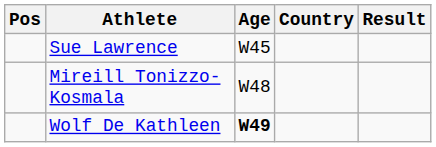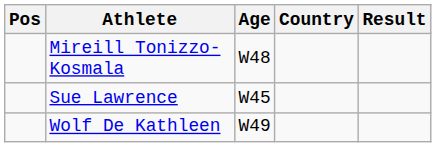rows swapped: (135, 88) <-> (114, 48)
(255, 127) bold -> (255, 127) normal
